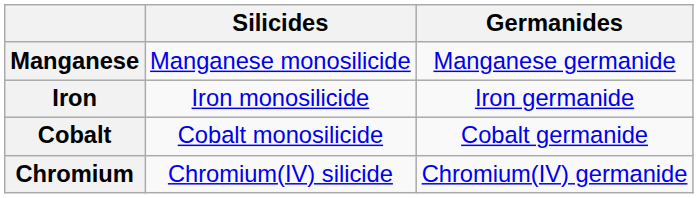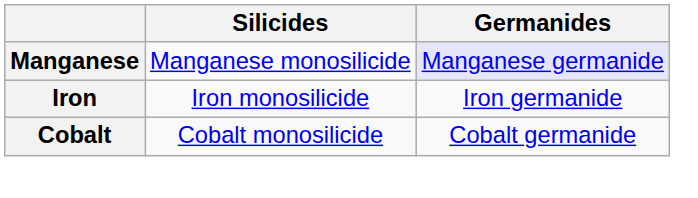(555, 60) no background -> (543, 60) lavender background
- row: (75, 173)
